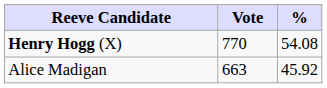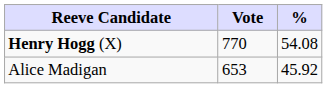(234, 69) 663 -> (234, 69) 653
